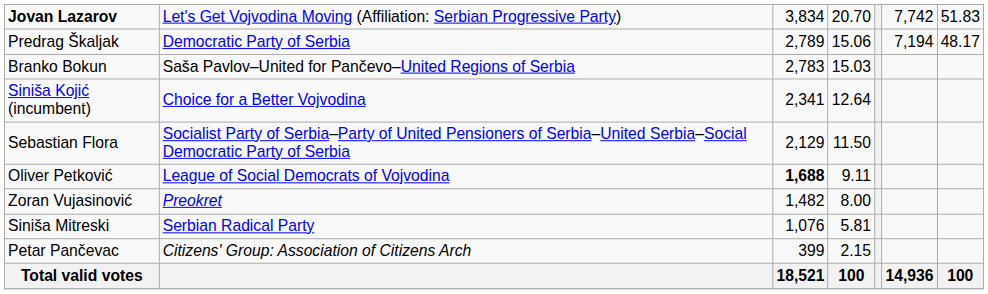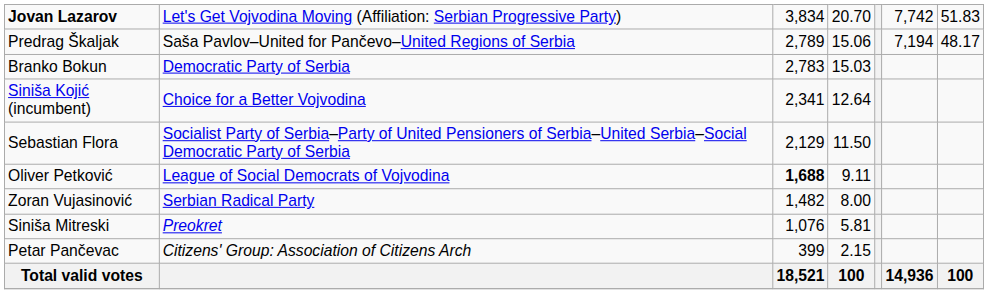(256, 41) Democratic Party of Serbia -> (369, 41) Saša Pavlov–United for Pančevo–United Regions of Serbia
(369, 66) Saša Pavlov–United for Pančevo–United Regions of Serbia -> (256, 66) Democratic Party of Serbia
(192, 201) Preokret -> (239, 201) Serbian Radical Party
(239, 226) Serbian Radical Party -> (192, 226) Preokret
